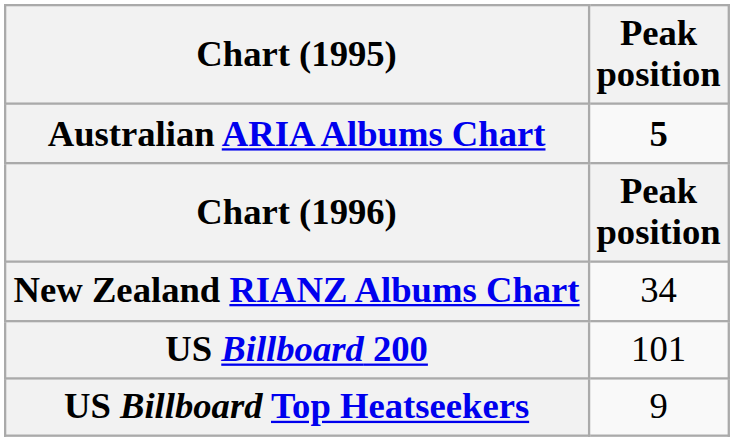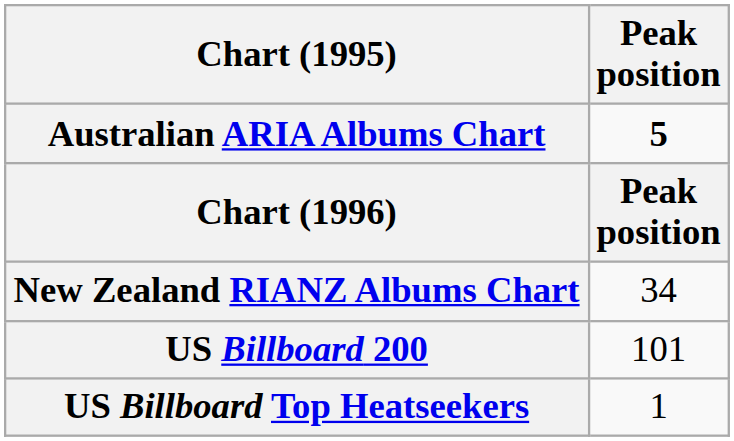(659, 406) 9 -> (659, 406) 1
